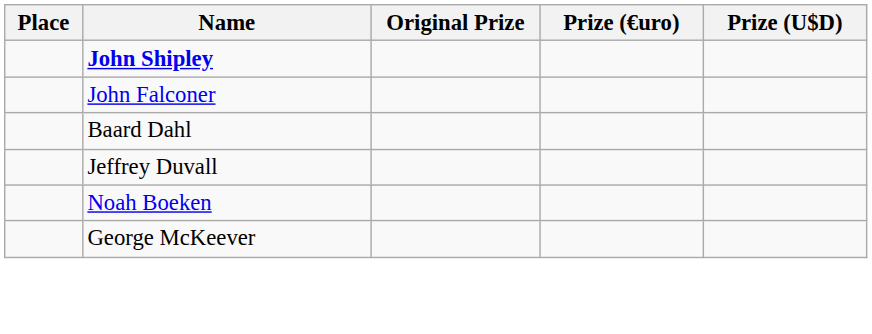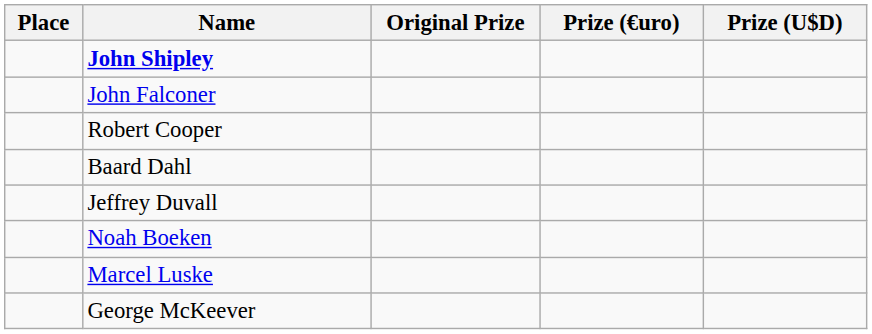+ row: (155, 130)
+ row: (150, 274)
